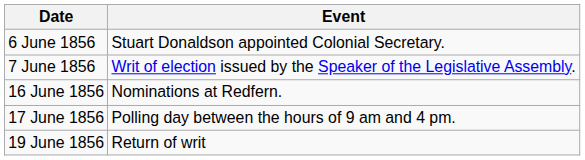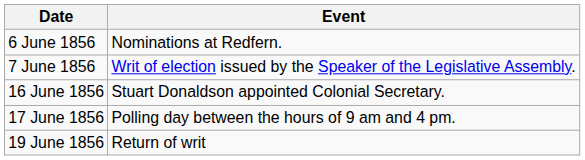(278, 42) Stuart Donaldson appointed Colonial Secretary. -> (197, 42) Nominations at Redfern.
(197, 92) Nominations at Redfern. -> (278, 92) Stuart Donaldson appointed Colonial Secretary.
